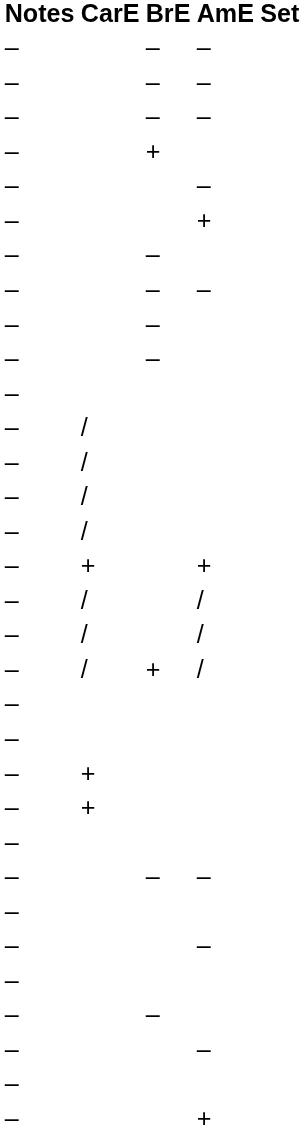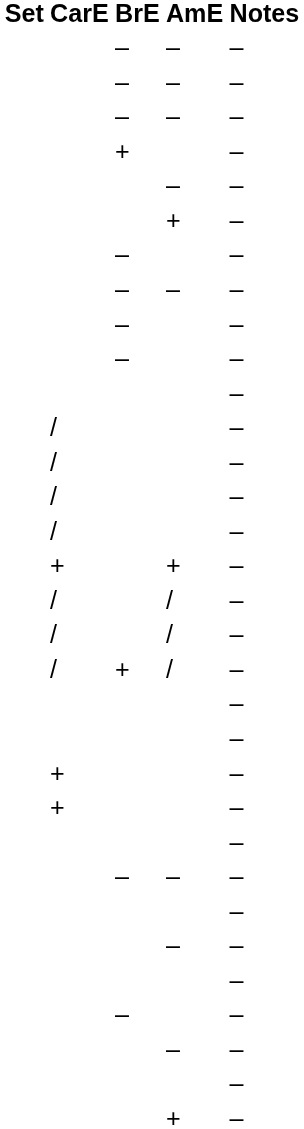columns swapped: (280, 13) <-> (40, 13)
